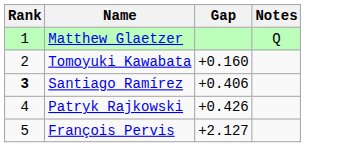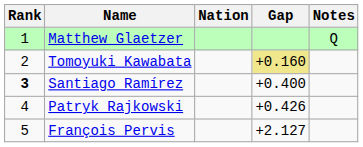+ column: (223, 16)
(223, 62) no background -> (281, 62) khaki background
(223, 85) +0.406 -> (281, 85) +0.400
